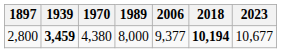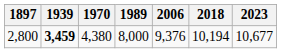(170, 36) 9,377 -> (170, 36) 9,376
(211, 36) bold -> (211, 36) normal
